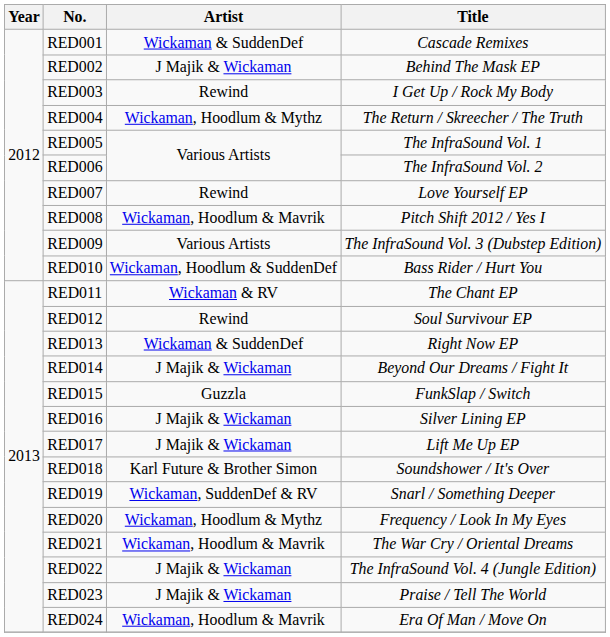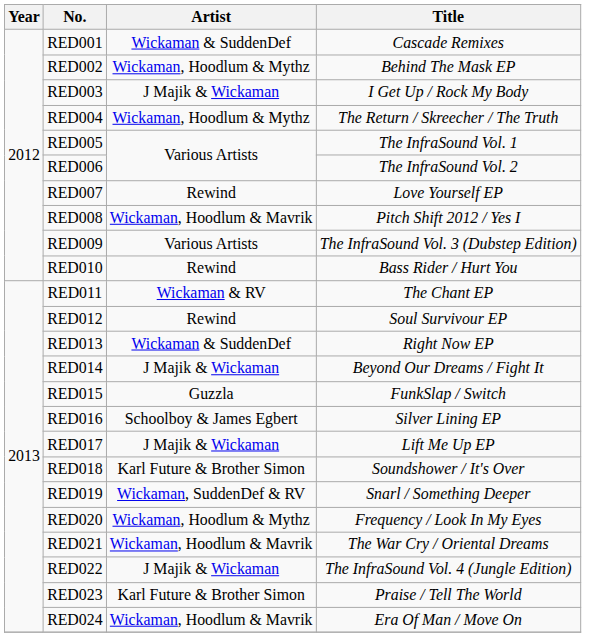(223, 67) J Majik & Wickaman -> (211, 67) Wickaman, Hoodlum & Mythz
(223, 92) Rewind -> (211, 92) J Majik & Wickaman
(223, 268) Wickaman, Hoodlum & SuddenDef -> (211, 268) Rewind
(223, 419) J Majik & Wickaman -> (211, 419) Schoolboy & James Egbert
(223, 594) J Majik & Wickaman -> (211, 594) Karl Future & Brother Simon
